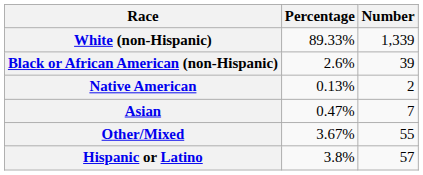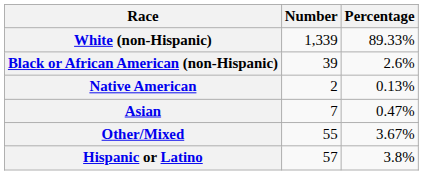columns swapped: (388, 16) <-> (320, 16)
